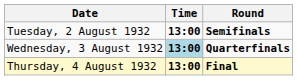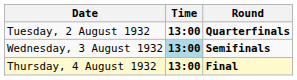(238, 31) Semifinals -> (248, 31) Quarterfinals
(248, 48) Quarterfinals -> (238, 48) Semifinals
